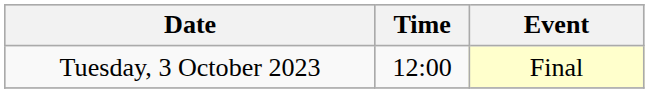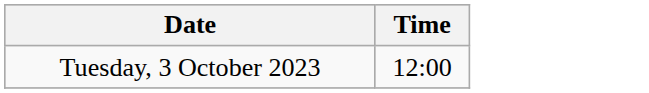- column: (556, 25)
